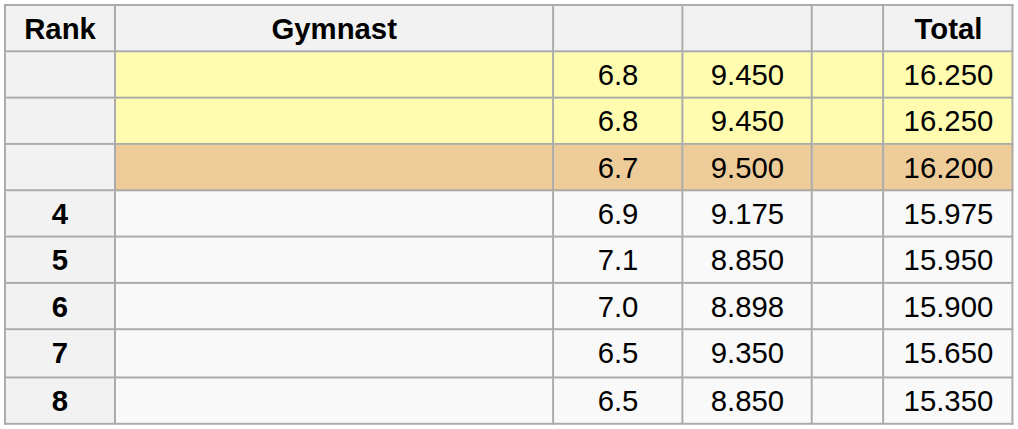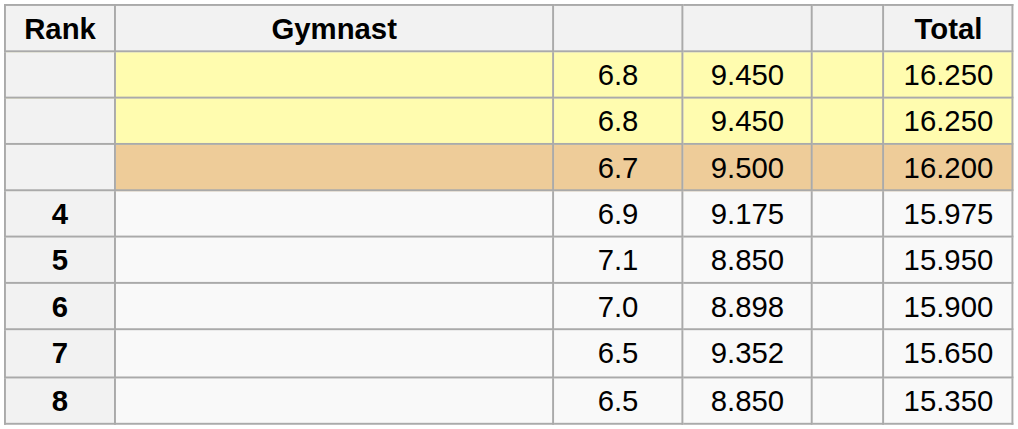(747, 353) 9.350 -> (747, 353) 9.352
